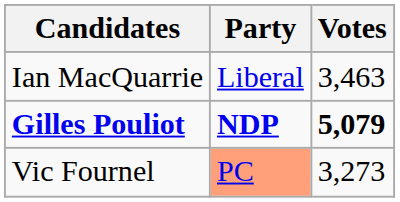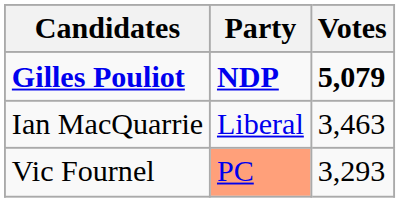rows swapped: (98, 123) <-> (107, 76)
(352, 171) 3,273 -> (352, 171) 3,293
